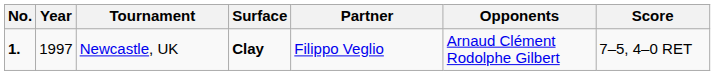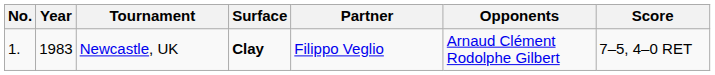(14, 49) bold -> (14, 49) normal
(56, 49) 1997 -> (56, 49) 1983
